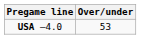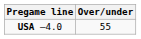(105, 27) 53 -> (105, 27) 55
